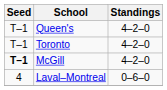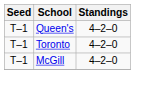(19, 61) bold -> (19, 61) normal
- row: (71, 77)
